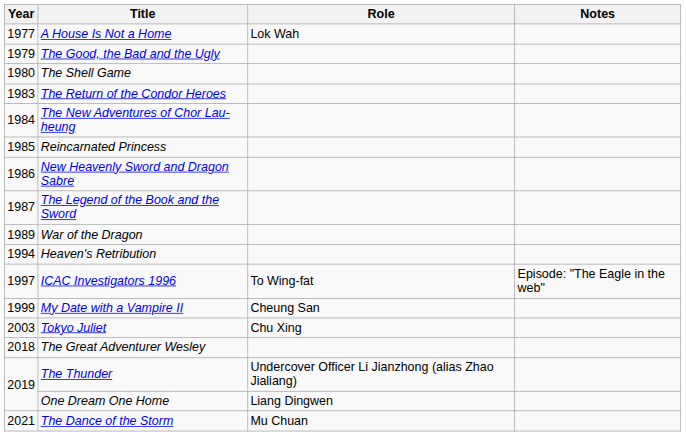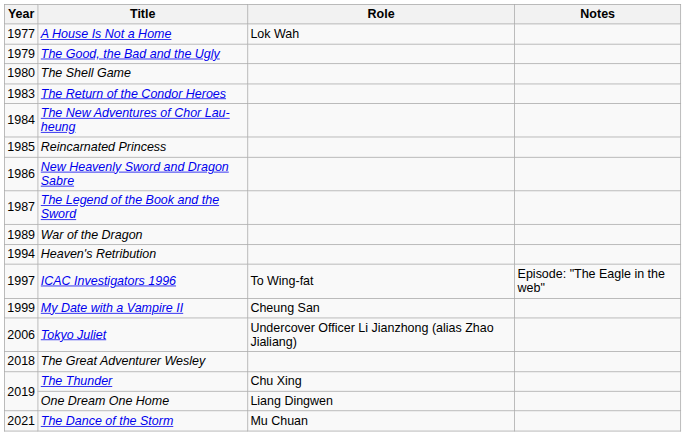(21, 327) 2003 -> (21, 334) 2006
(276, 327) Chu Xing -> (372, 334) Undercover Officer Li Jianzhong (alias Zhao Jialiang)
(372, 374) Undercover Officer Li Jianzhong (alias Zhao Jialiang) -> (276, 381) Chu Xing
